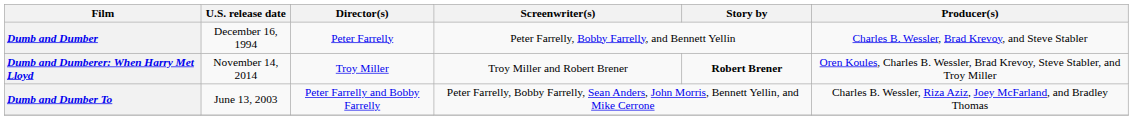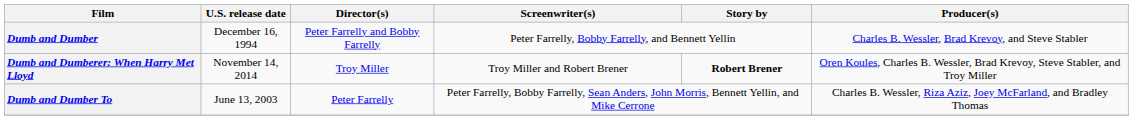(362, 37) Peter Farrelly -> (362, 37) Peter Farrelly and Bobby Farrelly
(362, 99) Peter Farrelly and Bobby Farrelly -> (362, 99) Peter Farrelly
